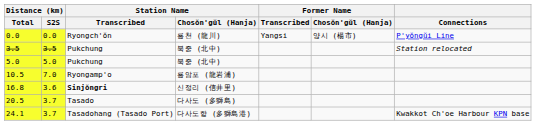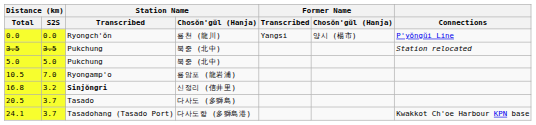(50, 87) 3.6 -> (50, 87) 3.2
